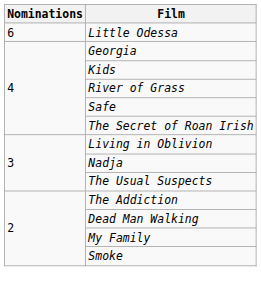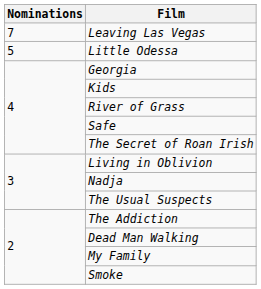+ row: (147, 32)
(11, 32) 6 -> (11, 51) 5
